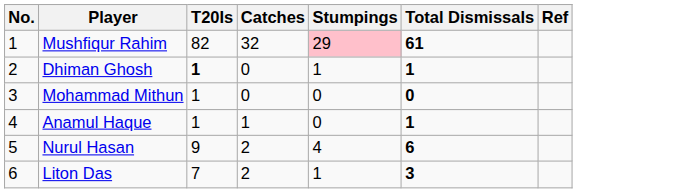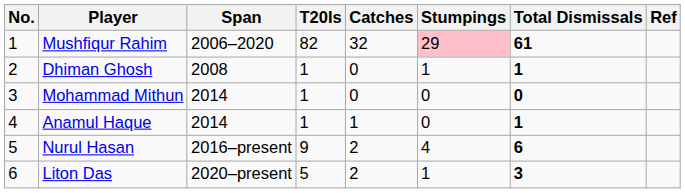+ column: (242, 17)
(196, 69) bold -> (304, 69) normal
(196, 174) 7 -> (304, 174) 5
